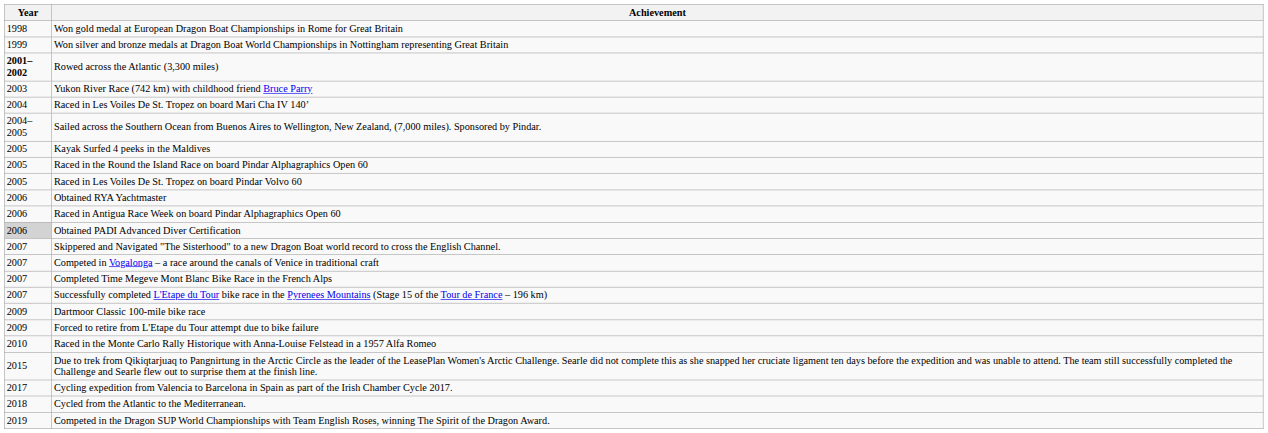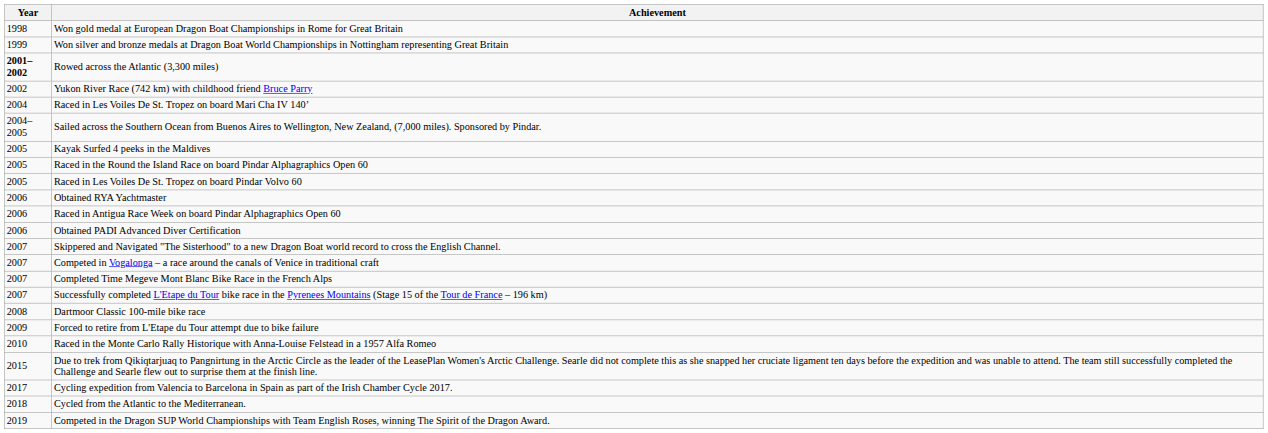(17, 89) 2003 -> (17, 89) 2002
(17, 230) lightgrey background -> (17, 230) no background
(17, 311) 2009 -> (17, 311) 2008
